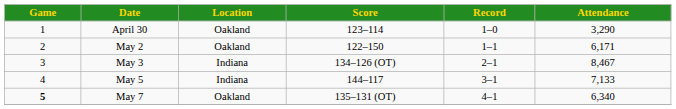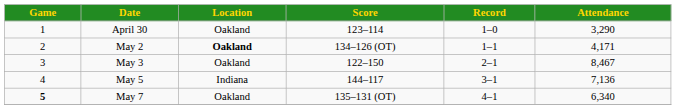(232, 46) normal -> (232, 46) bold
(365, 46) 122–150 -> (365, 46) 134–126 (OT)
(603, 46) 6,171 -> (603, 46) 4,171
(232, 63) Indiana -> (232, 63) Oakland
(365, 63) 134–126 (OT) -> (365, 63) 122–150
(603, 79) 7,133 -> (603, 79) 7,136
